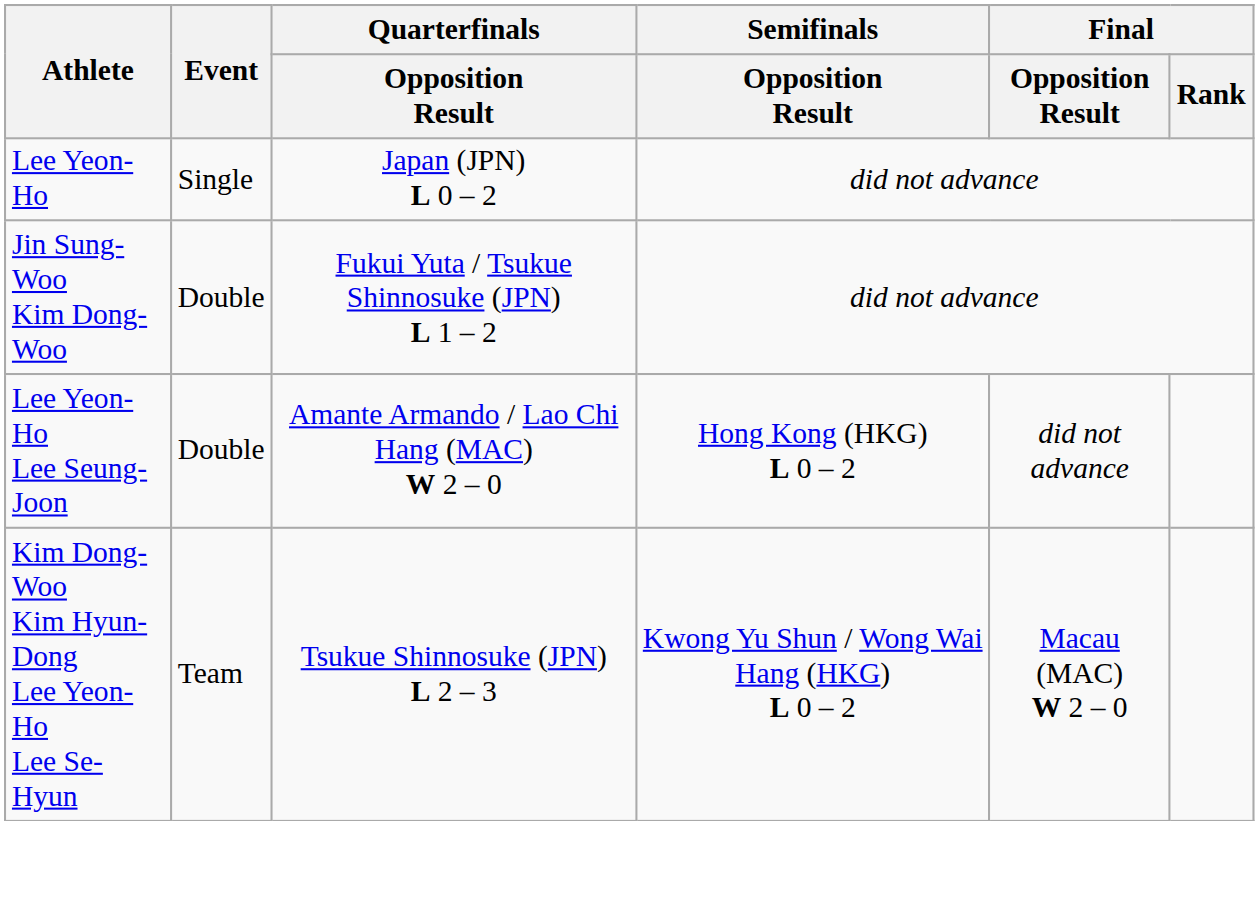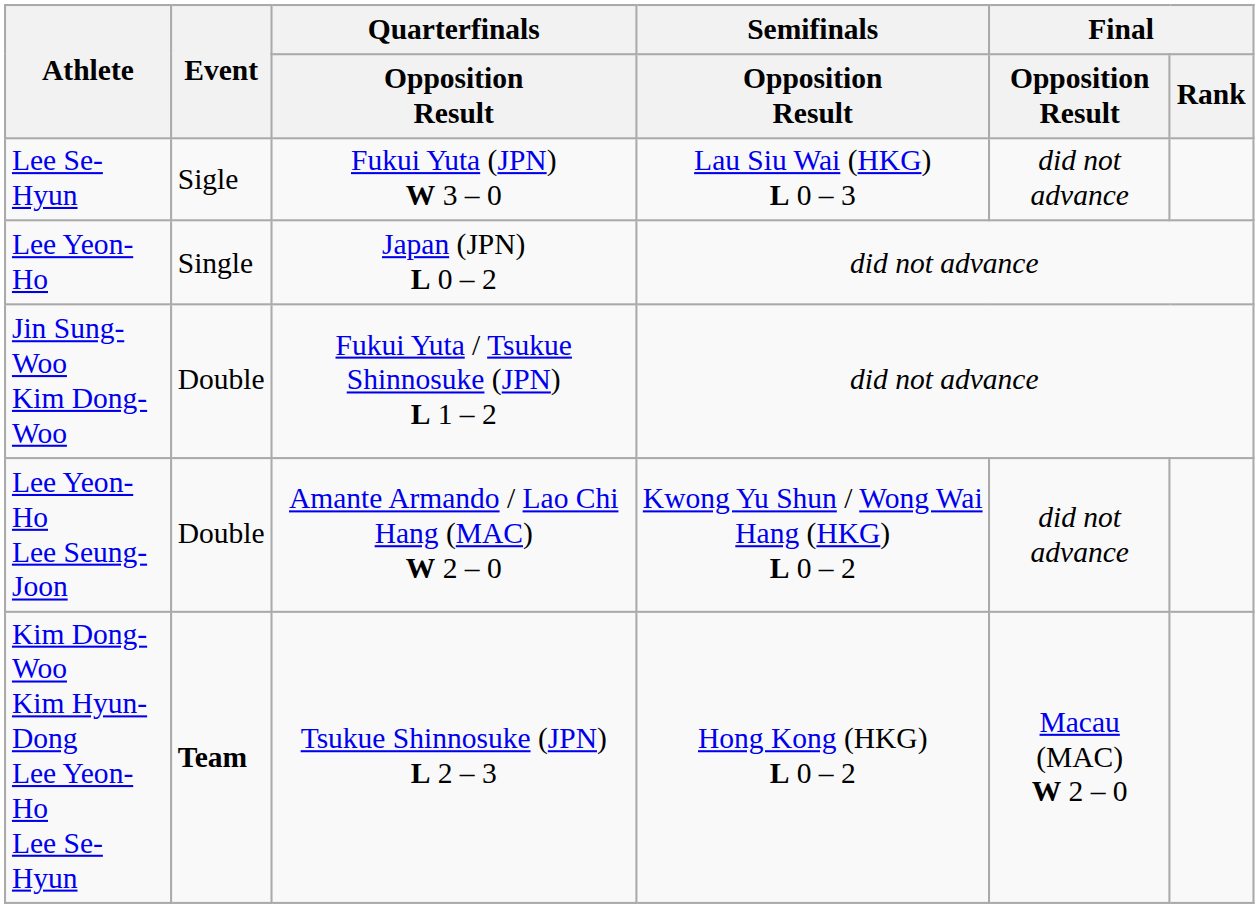+ row: (57, 178)
(813, 450) Hong Kong (HKG) L 0 – 2 -> (813, 534) Kwong Yu Shun / Wong Wai Hang (HKG) L 0 – 2
(210, 673) normal -> (212, 756) bold
(813, 673) Kwong Yu Shun / Wong Wai Hang (HKG) L 0 – 2 -> (813, 756) Hong Kong (HKG) L 0 – 2
